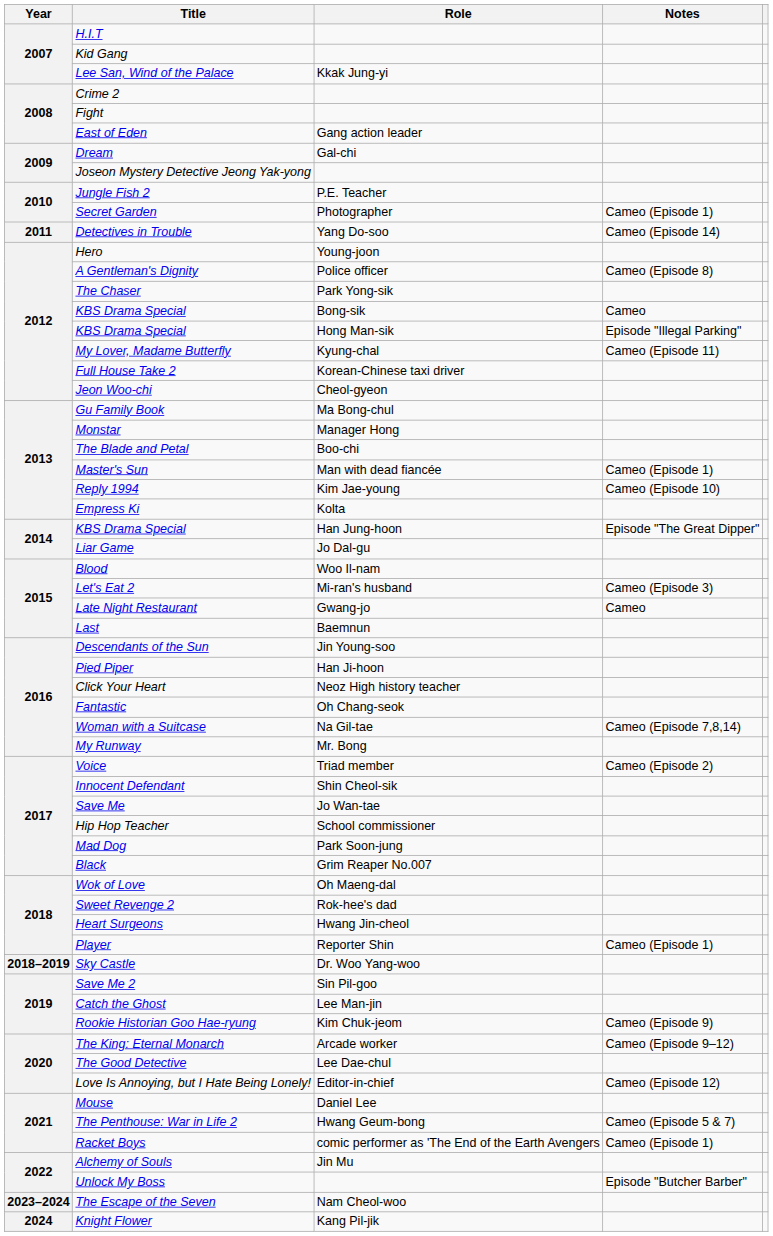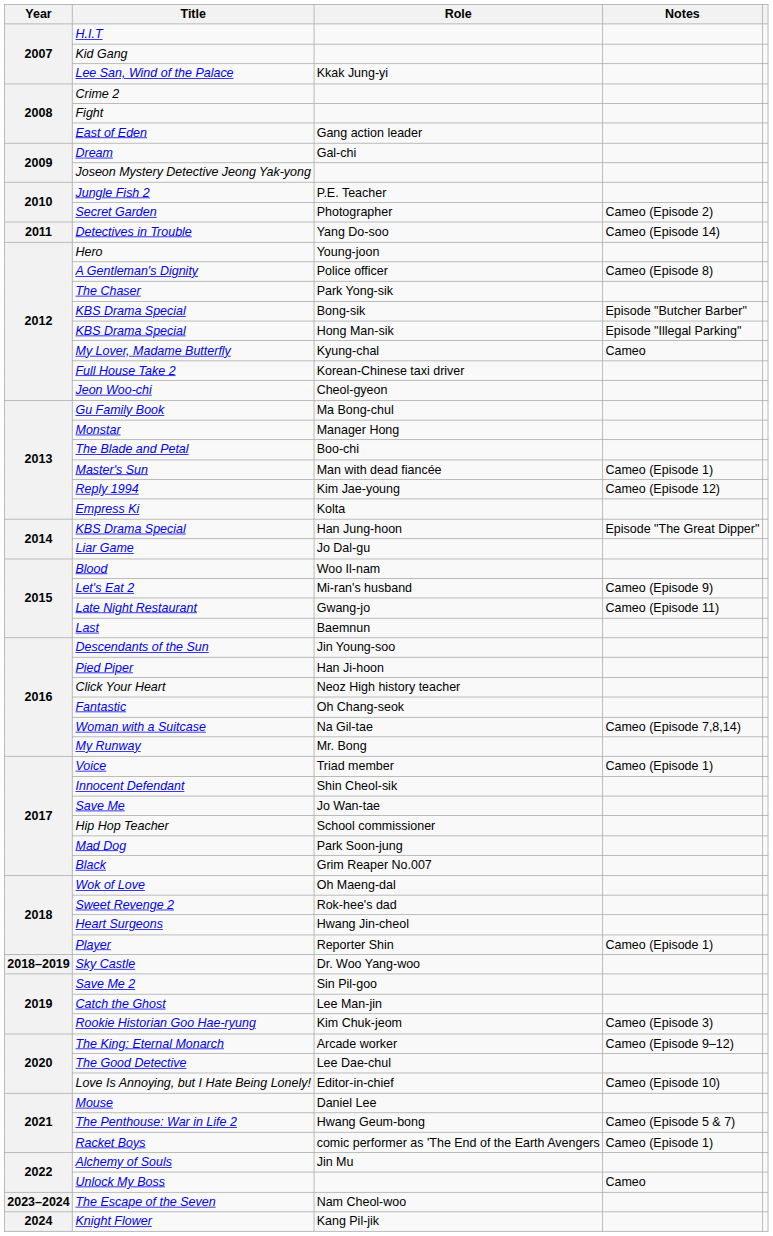(659, 212) Cameo (Episode 1) -> (659, 212) Cameo (Episode 2)
(626, 311) Cameo -> (676, 311) Episode "Butcher Barber"
(662, 350) Cameo (Episode 11) -> (626, 350) Cameo
(663, 489) Cameo (Episode 10) -> (663, 489) Cameo (Episode 12)
(659, 588) Cameo (Episode 3) -> (659, 588) Cameo (Episode 9)
(626, 608) Cameo -> (662, 608) Cameo (Episode 11)
(659, 766) Cameo (Episode 2) -> (659, 766) Cameo (Episode 1)
(659, 1023) Cameo (Episode 9) -> (659, 1023) Cameo (Episode 3)
(663, 1083) Cameo (Episode 12) -> (663, 1083) Cameo (Episode 10)
(676, 1182) Episode "Butcher Barber" -> (626, 1182) Cameo
